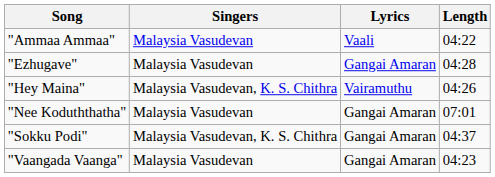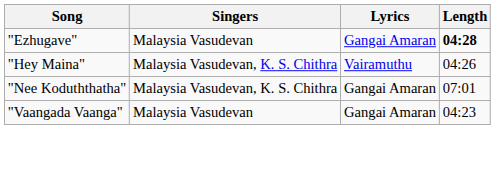- row: (61, 40)
(459, 64) normal -> (460, 40) bold
(193, 112) Malaysia Vasudevan -> (235, 88) Malaysia Vasudevan, K. S. Chithra
- row: (48, 137)
